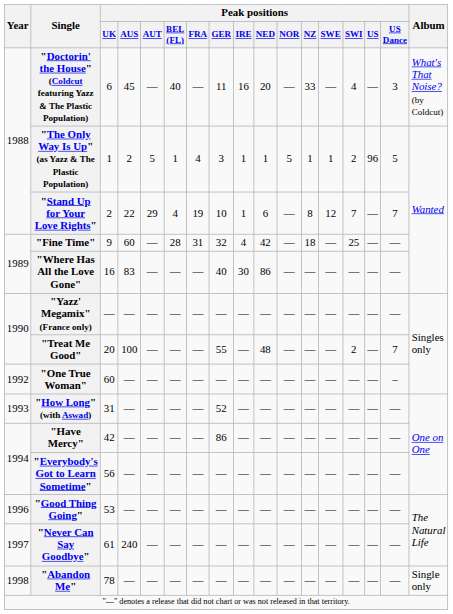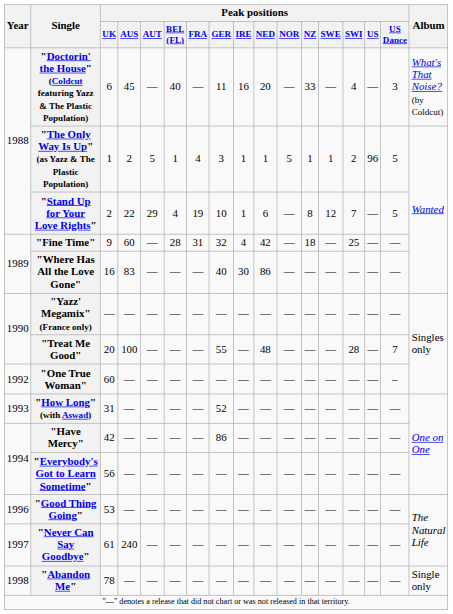(395, 213) 7 -> (395, 213) 5
(354, 349) 2 -> (354, 349) 28
